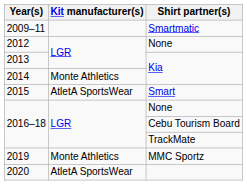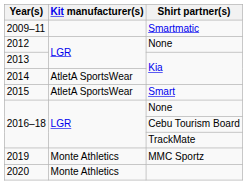(85, 76) Monte Athletics -> (92, 76) AtletA SportsWear
(92, 172) AtletA SportsWear -> (85, 172) Monte Athletics
